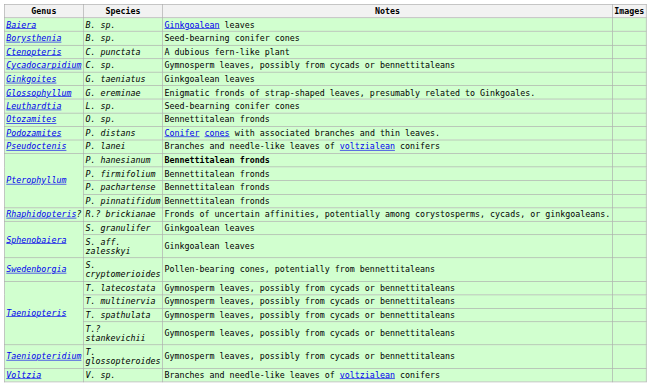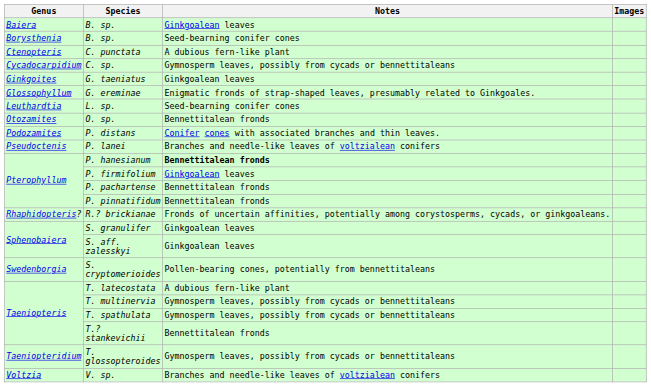(217, 174) Bennettitalean fronds -> (210, 174) Ginkgoalean leaves
(310, 288) Gymnosperm leaves, possibly from cycads or bennettitaleans -> (227, 288) A dubious fern-like plant
(310, 333) Gymnosperm leaves, possibly from cycads or bennettitaleans -> (217, 333) Bennettitalean fronds
